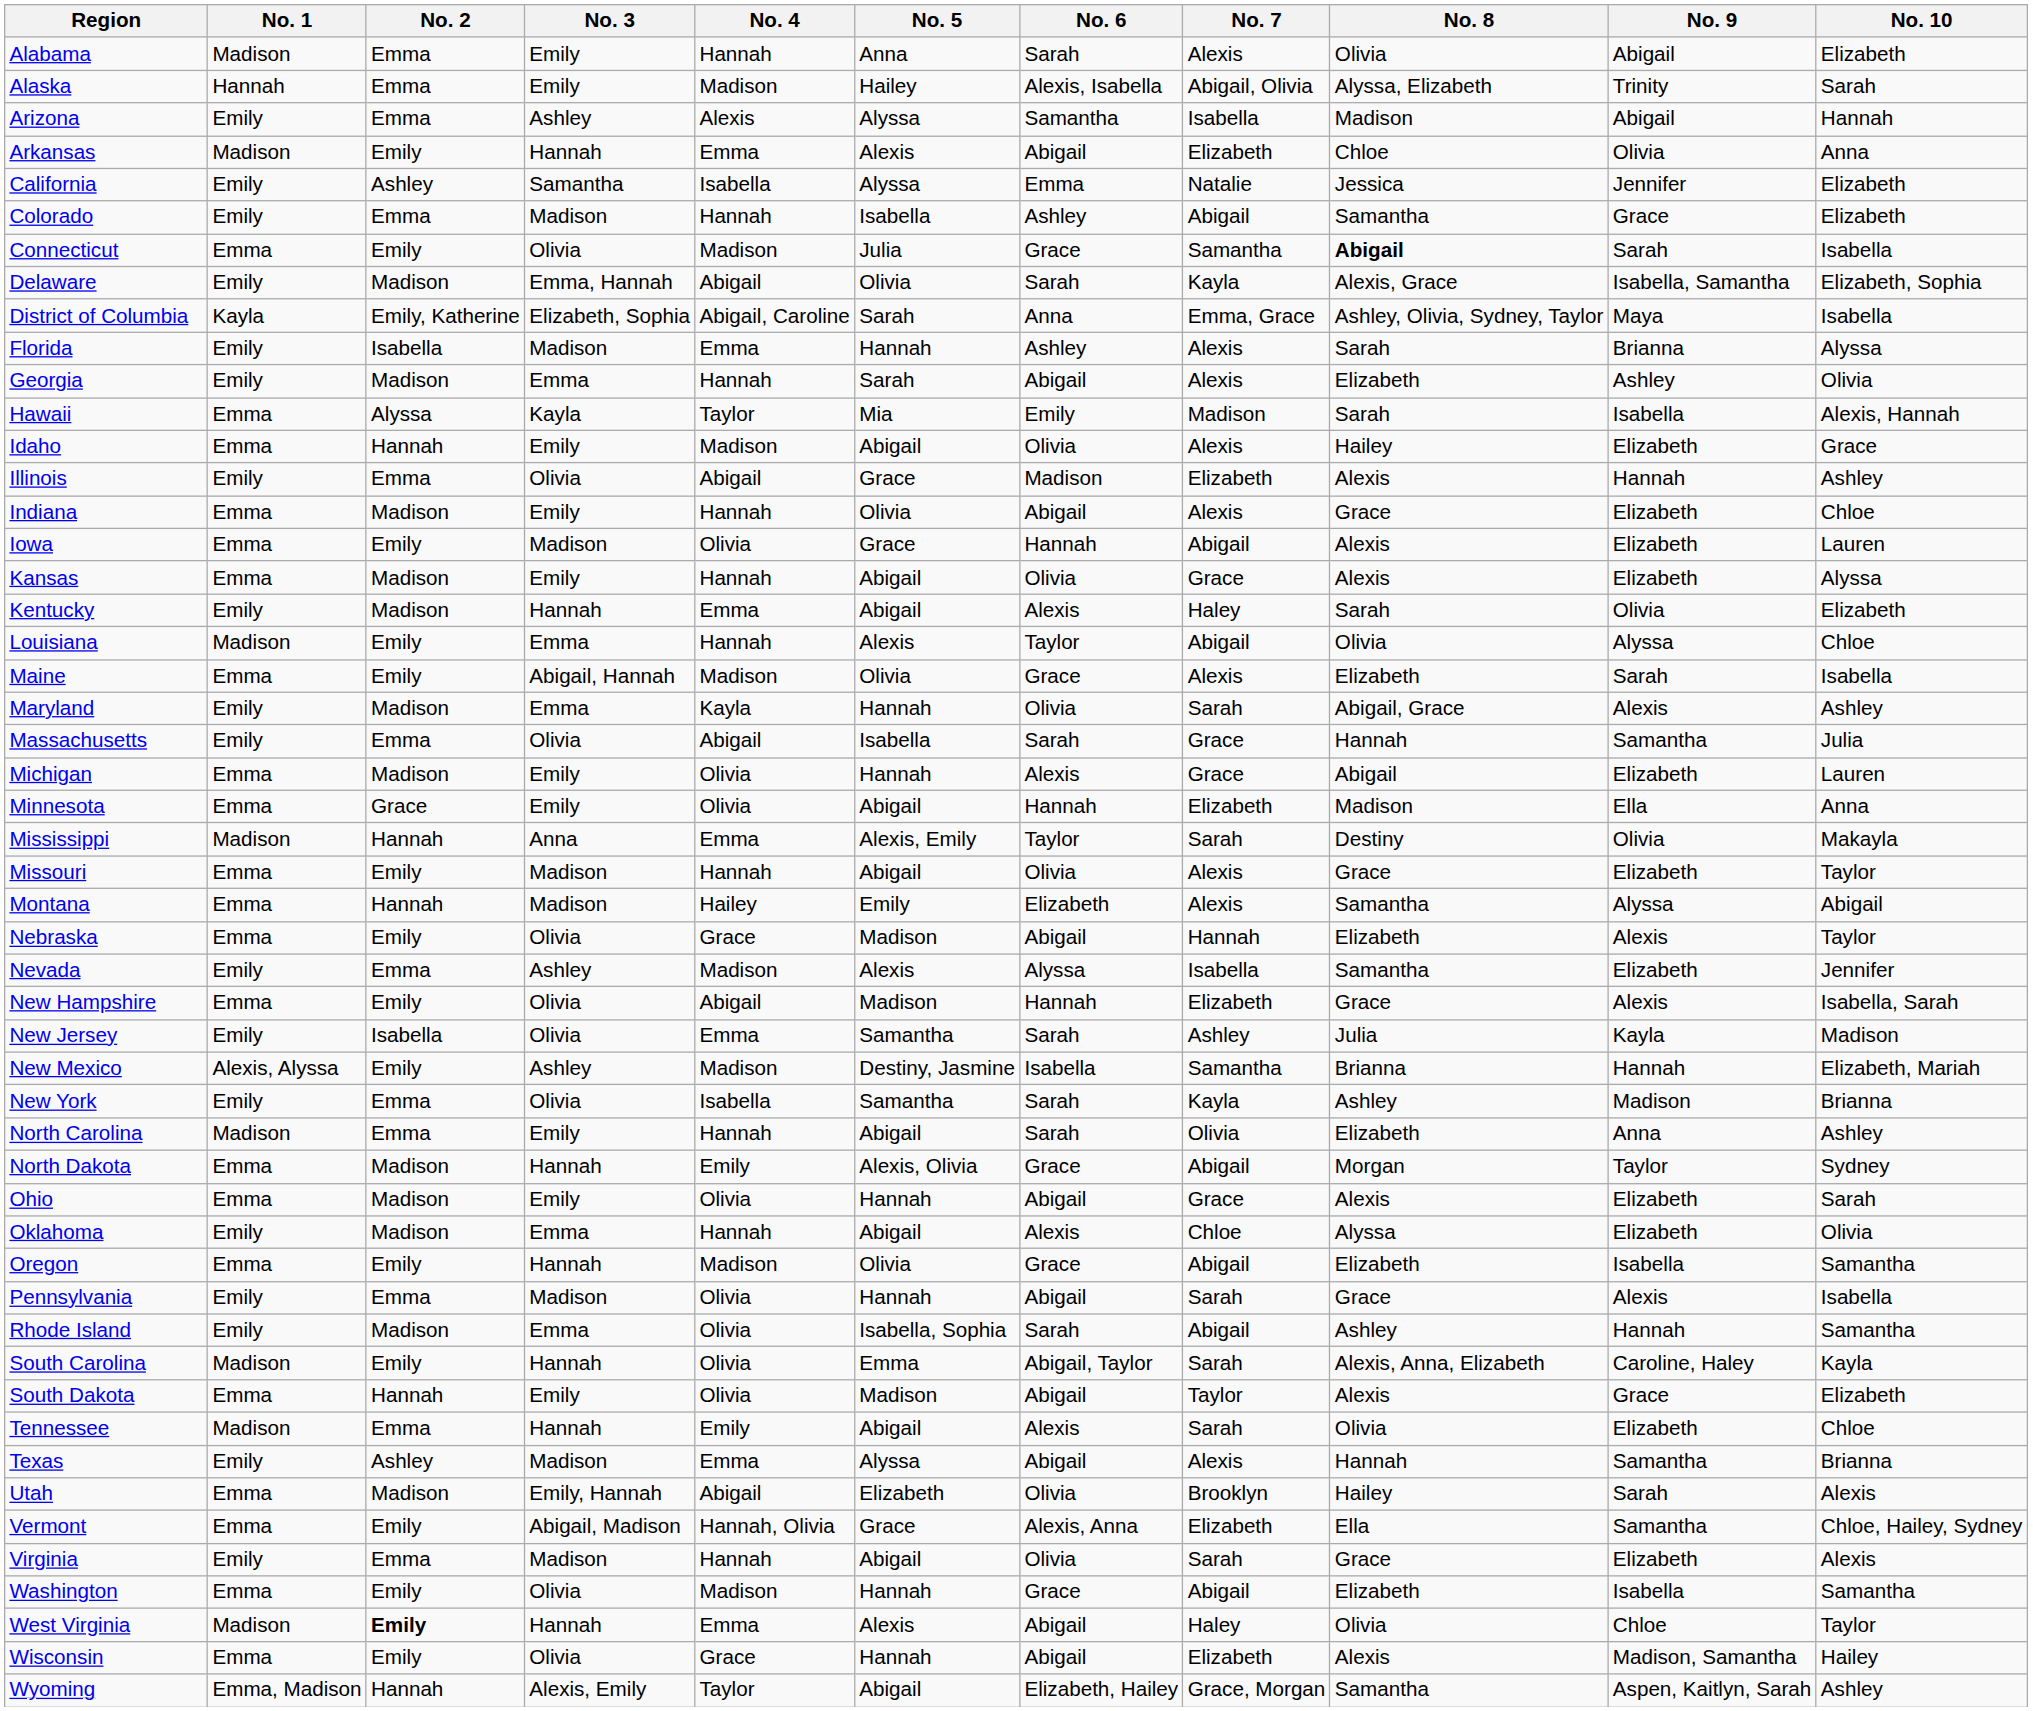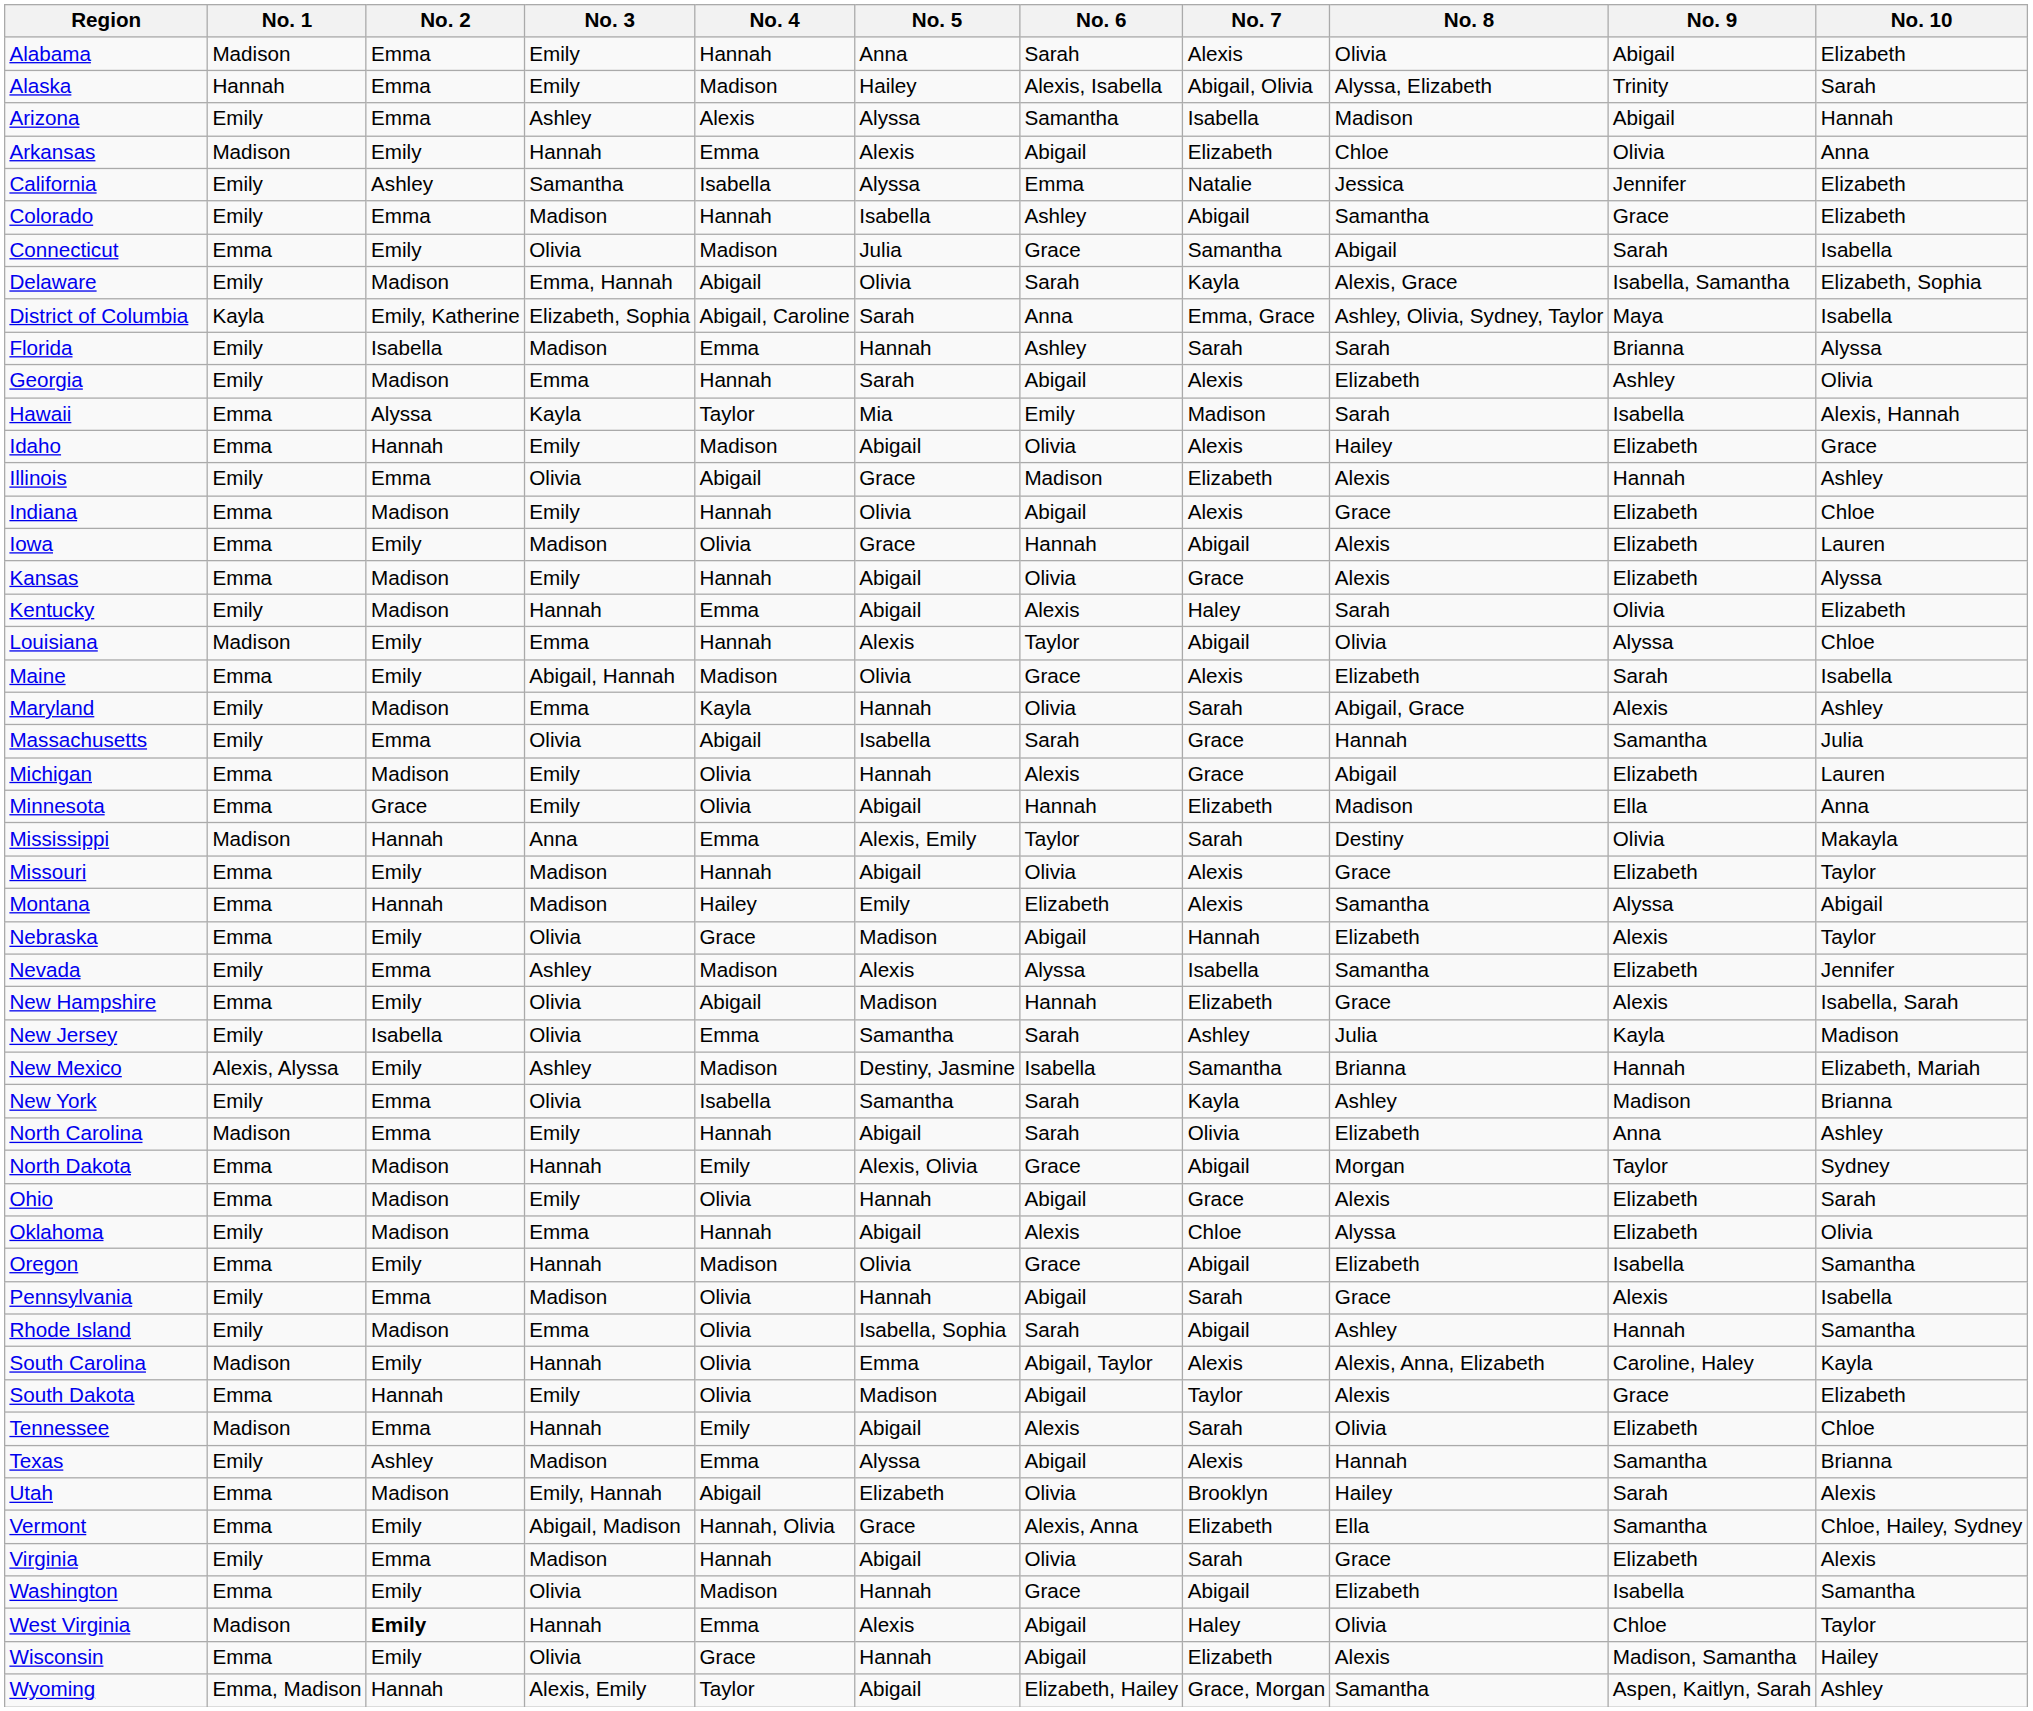(1369, 250) bold -> (1366, 250) normal
(1215, 348) Alexis -> (1215, 348) Sarah
(1215, 1362) Sarah -> (1215, 1362) Alexis
